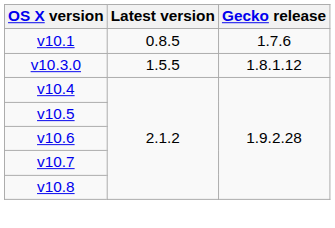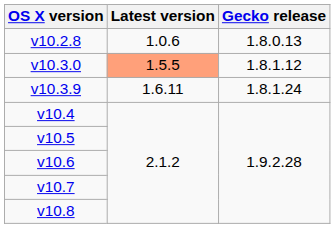- row: (56, 41)
+ row: (56, 41)
(163, 65) no background -> (163, 65) lightsalmon background
+ row: (56, 89)
